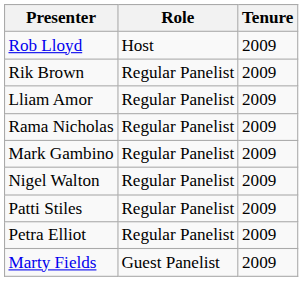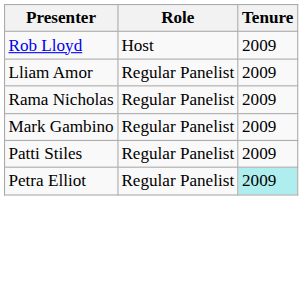- row: (46, 72)
- row: (54, 180)
(259, 235) no background -> (259, 180) paleturquoise background
- row: (52, 262)
